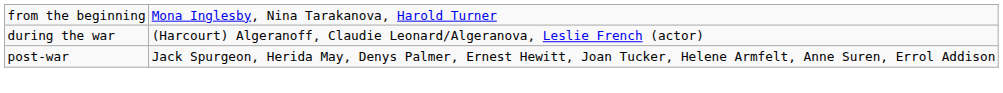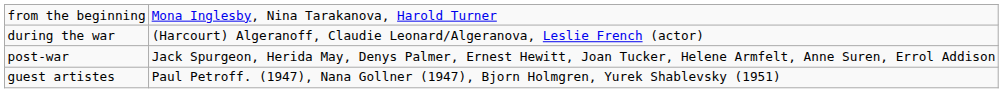+ row: (61, 77)
